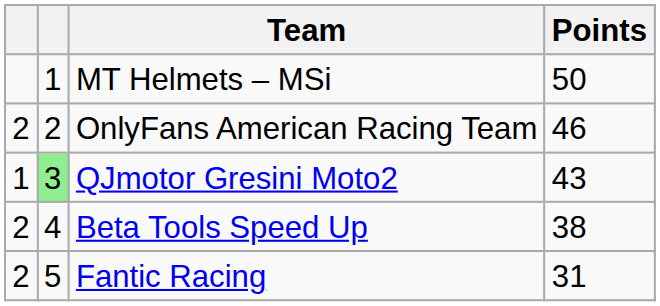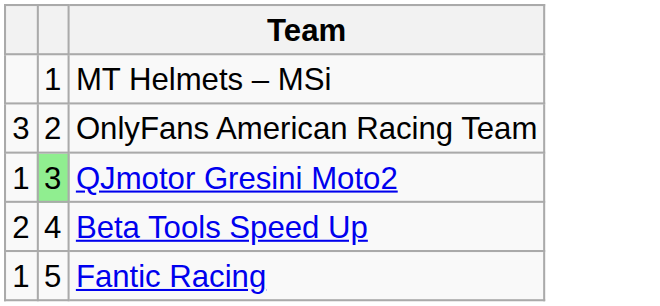- column: (599, 30)
(21, 129) 2 -> (21, 129) 3
(21, 277) 2 -> (21, 277) 1
